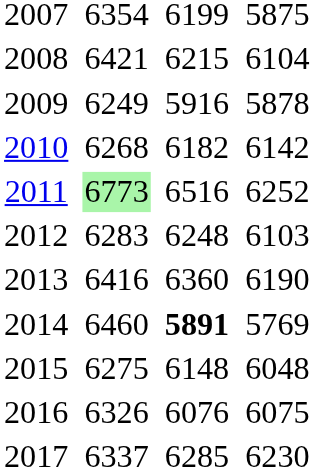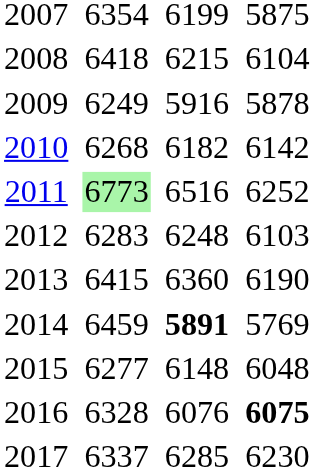(117, 58) 6421 -> (117, 58) 6418
(117, 279) 6416 -> (117, 279) 6415
(117, 324) 6460 -> (117, 324) 6459
(117, 368) 6275 -> (117, 368) 6277
(117, 412) 6326 -> (117, 412) 6328
(277, 412) normal -> (277, 412) bold
